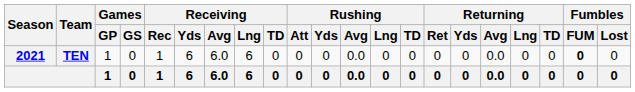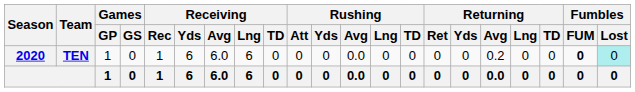(30, 55) 2021 -> (30, 55) 2020
(495, 55) 0.0 -> (495, 55) 0.2
(614, 55) no background -> (614, 55) paleturquoise background
